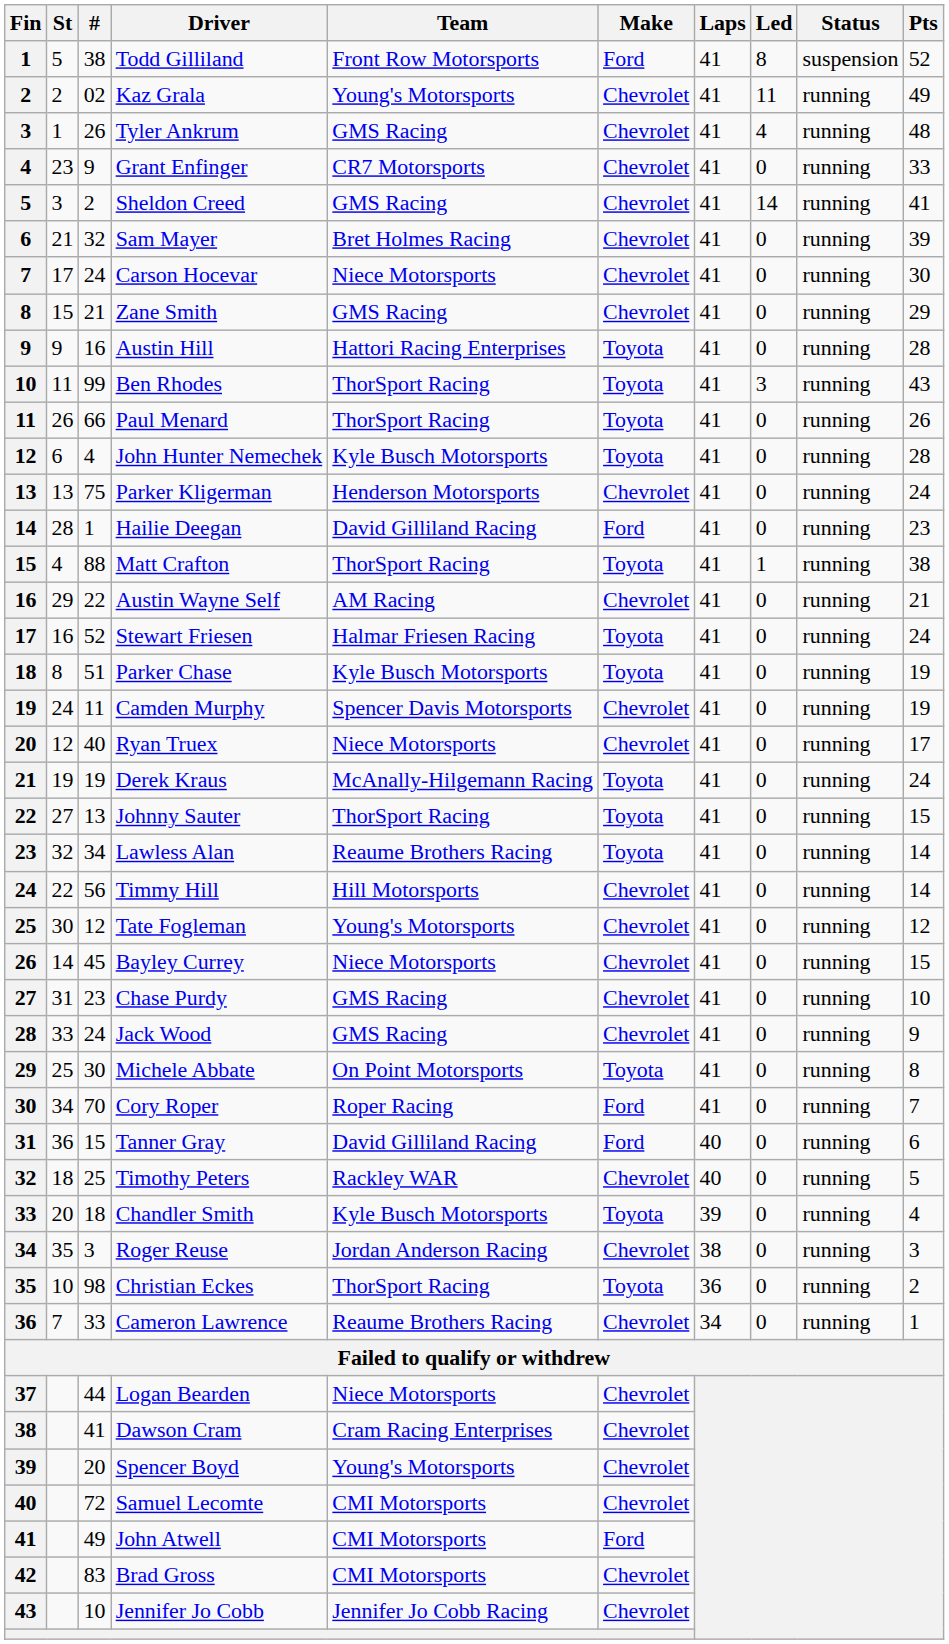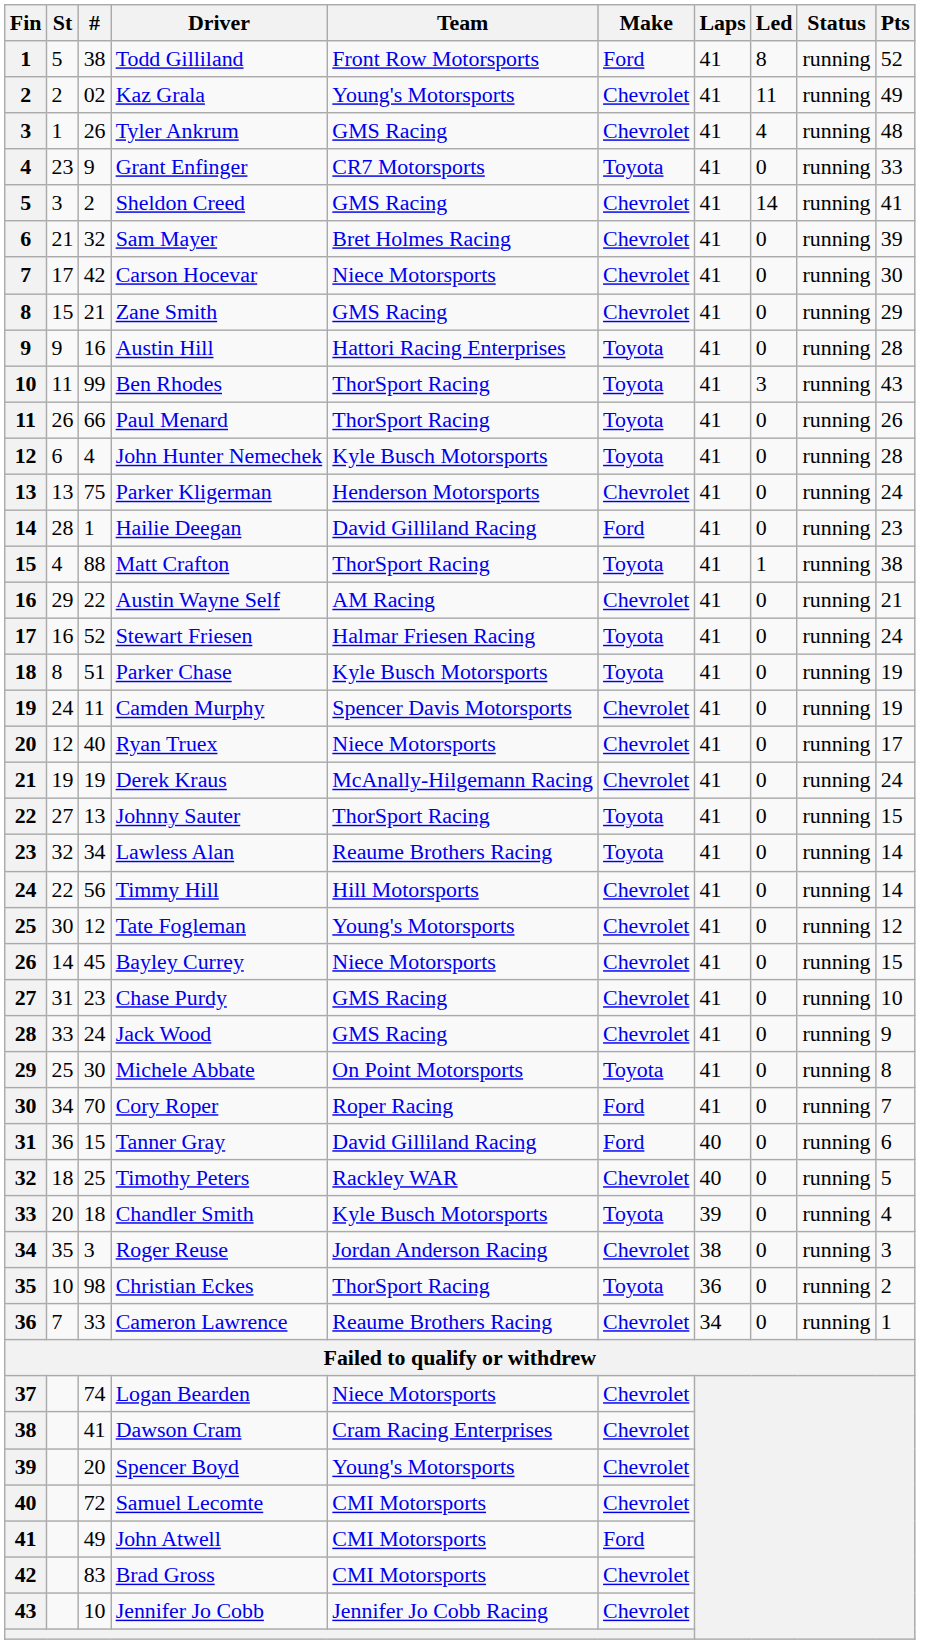(851, 58) suspension -> (837, 58) running
(646, 167) Chevrolet -> (633, 167) Toyota
(95, 275) 24 -> (95, 275) 42
(633, 780) Toyota -> (646, 780) Chevrolet
(95, 1394) 44 -> (95, 1394) 74
